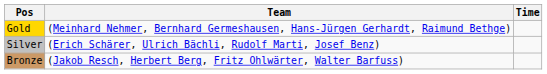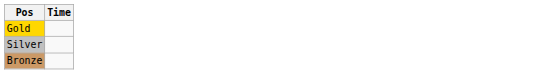- column: (279, 12)
